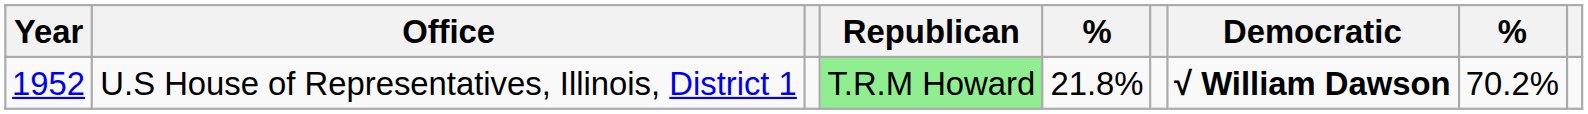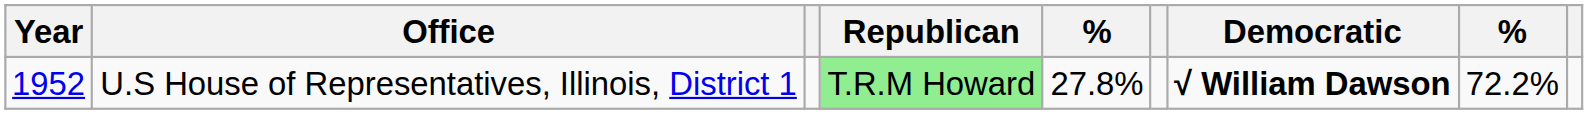(1097, 83) 21.8% -> (1097, 83) 27.8%
(1512, 83) 70.2% -> (1512, 83) 72.2%
